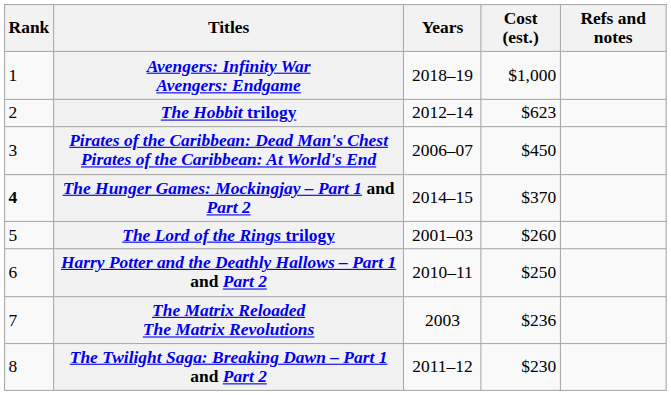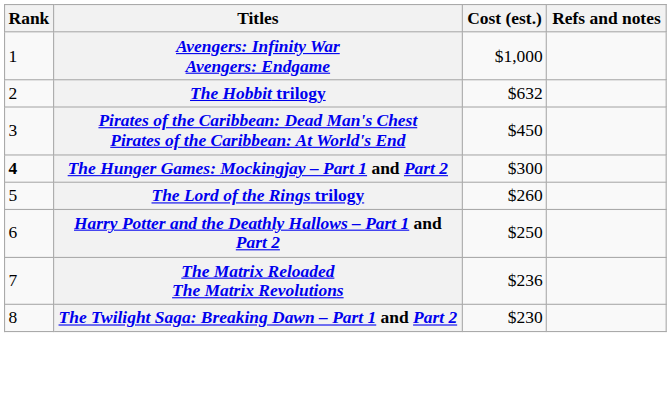- column: (442, 28)
(539, 112) $623 -> (525, 93) $632
(539, 197) $370 -> (525, 168) $300
